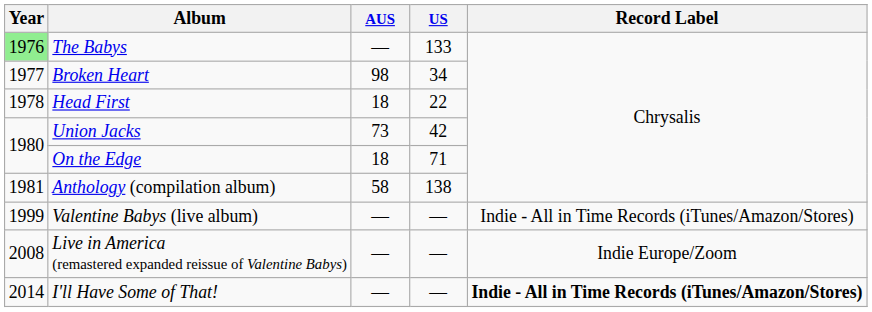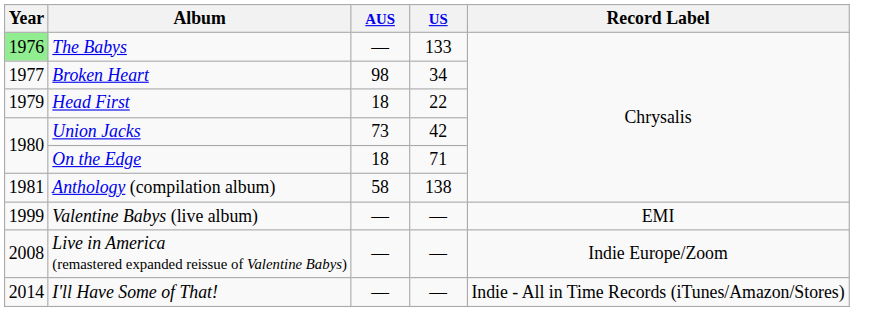(26, 103) 1978 -> (26, 103) 1979
(667, 215) Indie - All in Time Records (iTunes/Amazon/Stores) -> (658, 215) EMI
(667, 292) bold -> (658, 292) normal
